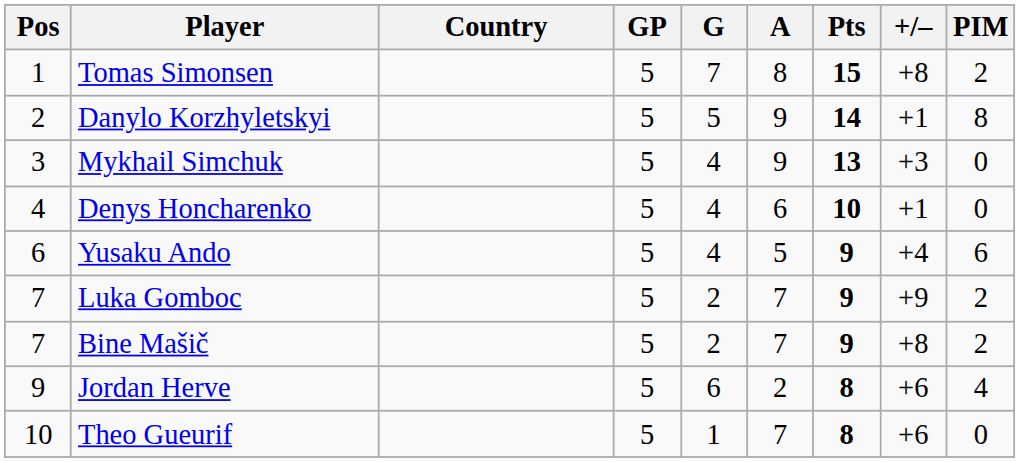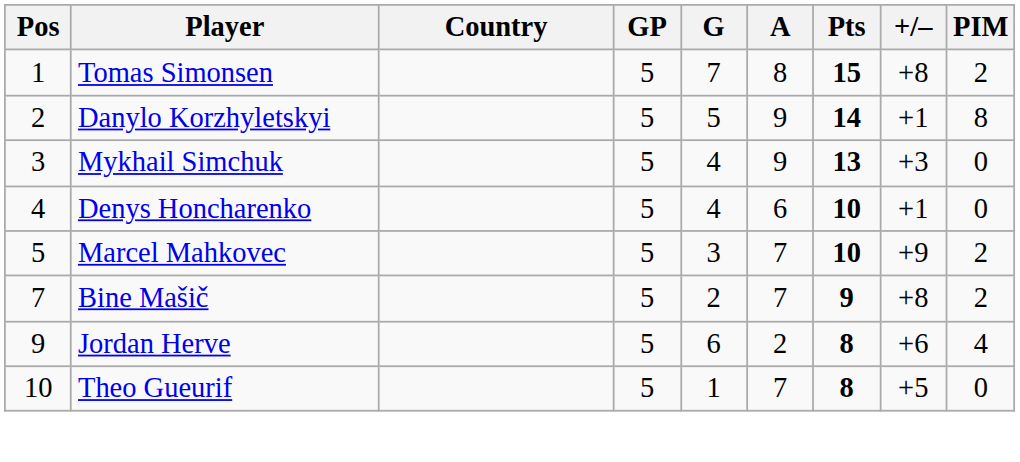+ row: (182, 252)
- row: (154, 252)
- row: (160, 298)
(913, 433) +6 -> (913, 388) +5
